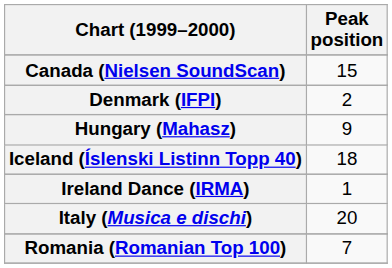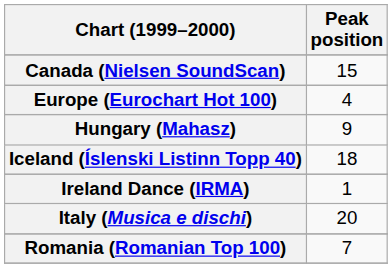- row: (155, 99)
+ row: (155, 99)
